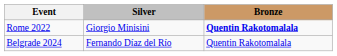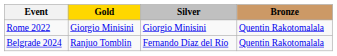+ column: (104, 12)
(252, 27) bold -> (282, 27) normal
